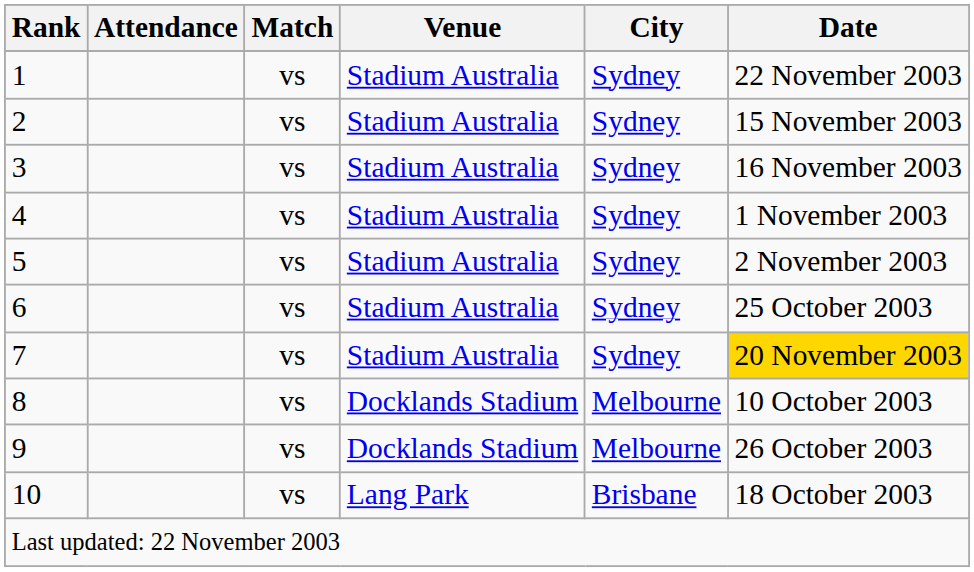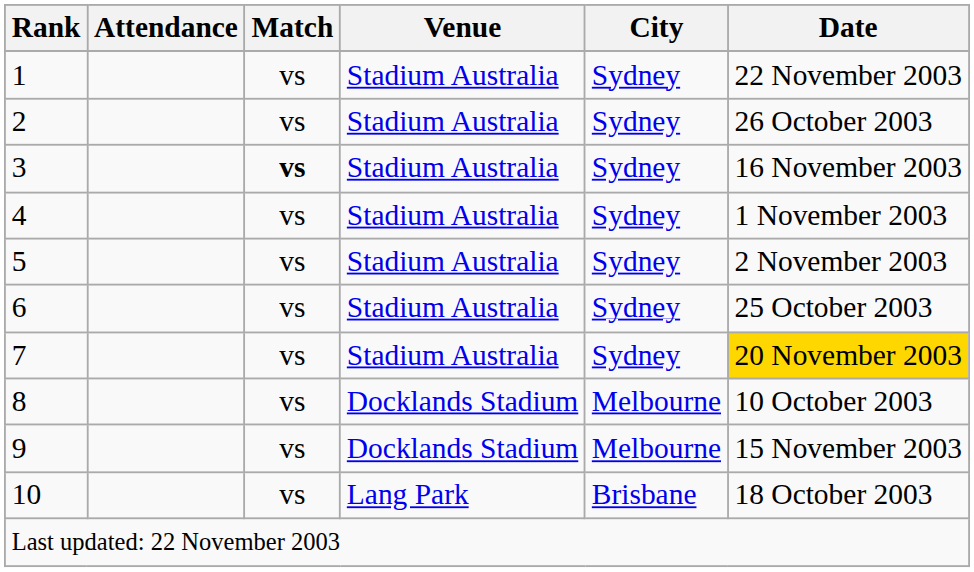(848, 121) 15 November 2003 -> (833, 121) 26 October 2003
(292, 167) normal -> (292, 167) bold
(833, 448) 26 October 2003 -> (848, 448) 15 November 2003
